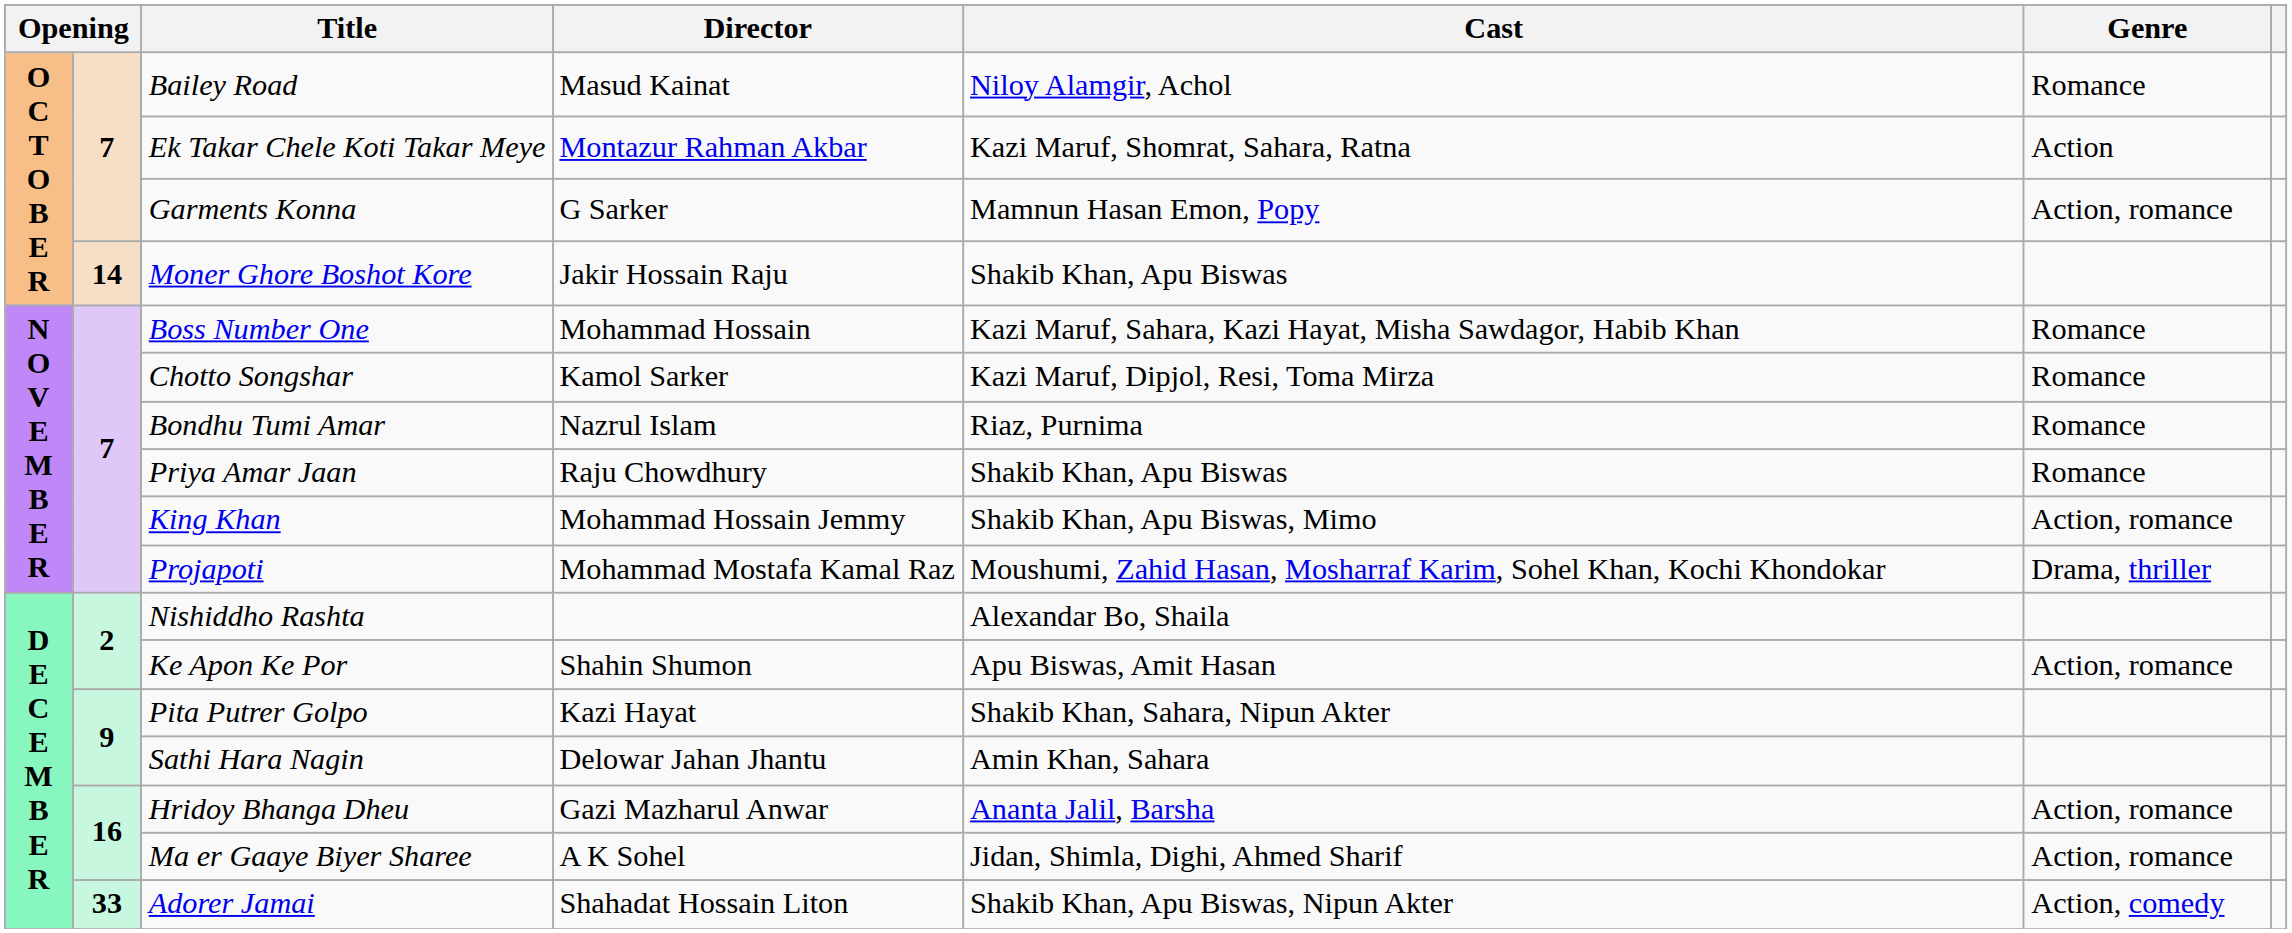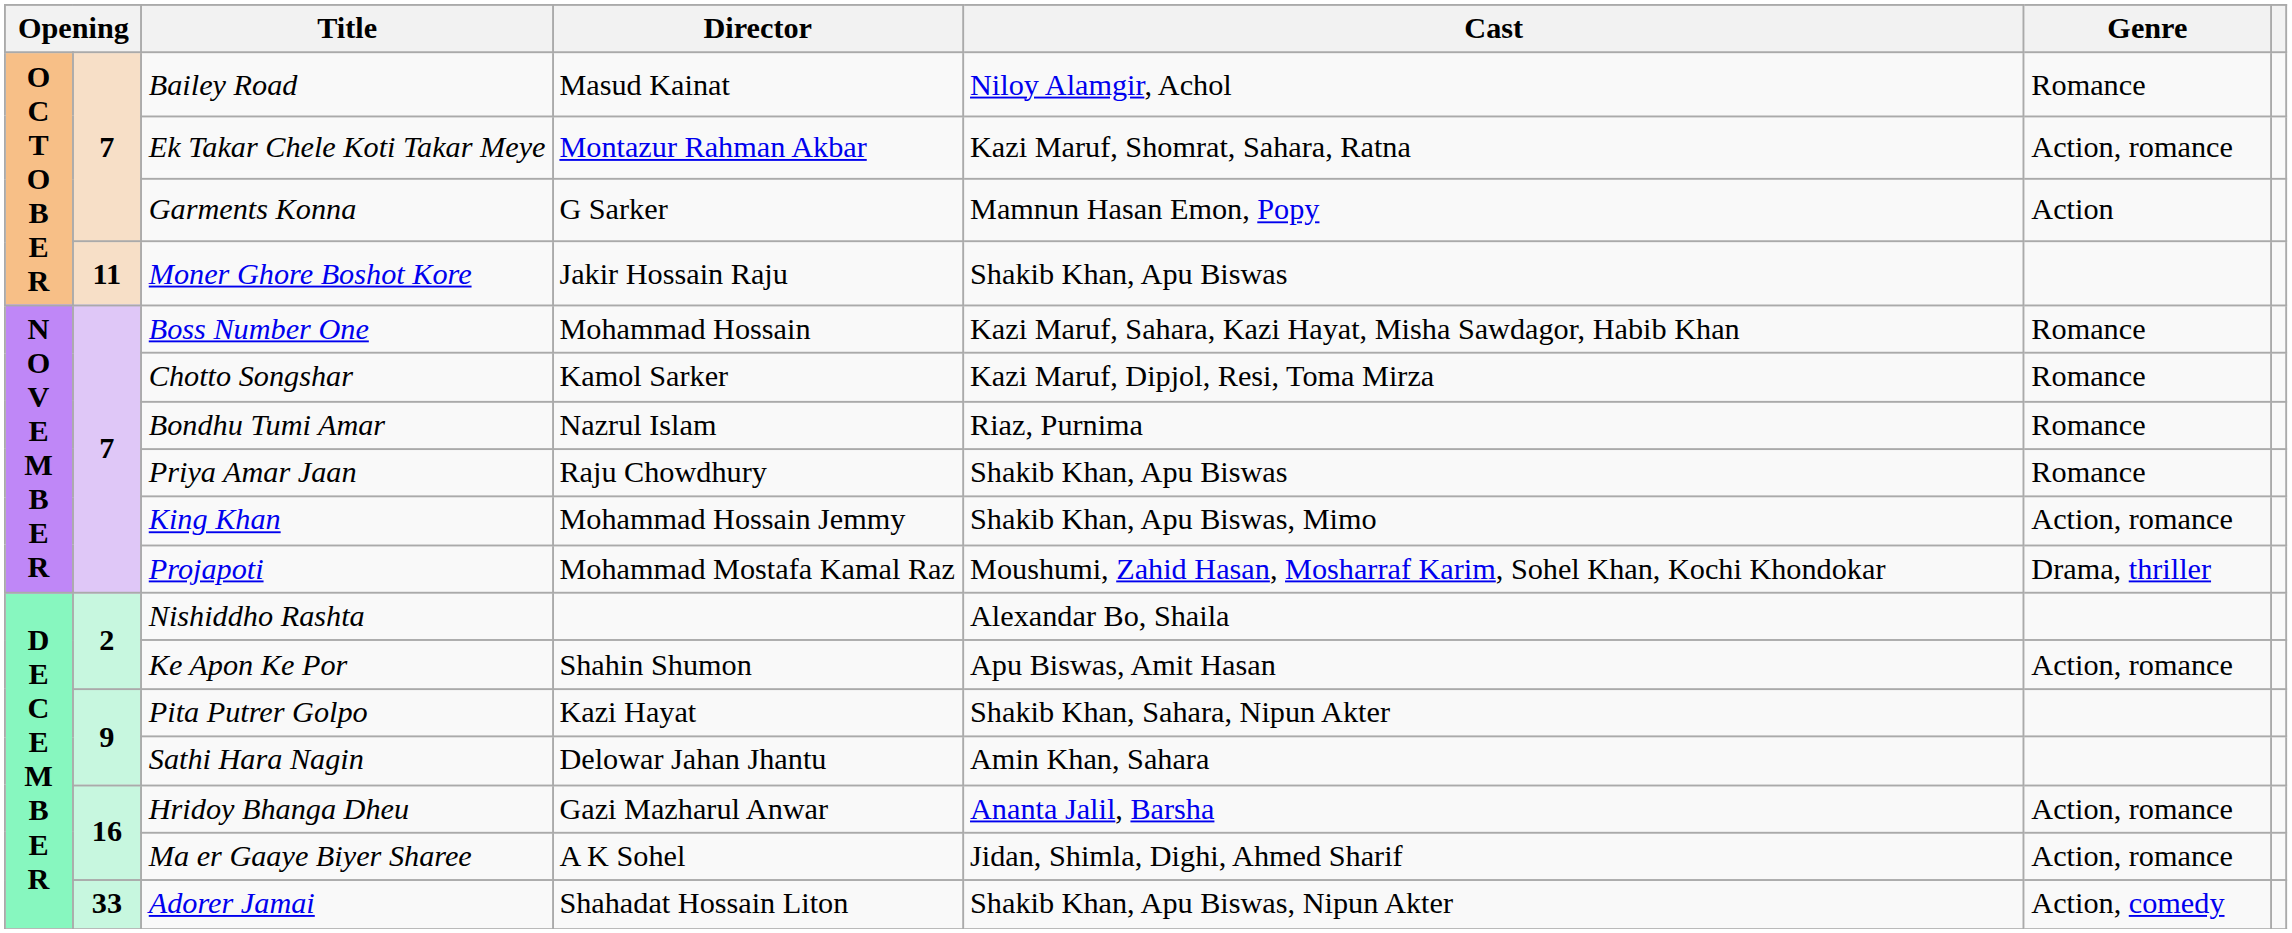(2073, 146) Action -> (2132, 146) Action, romance
(2132, 210) Action, romance -> (2073, 210) Action
(107, 273) 14 -> (107, 273) 11
